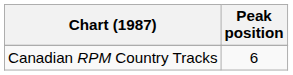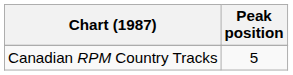(254, 57) 6 -> (254, 57) 5
